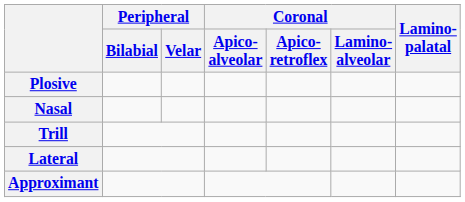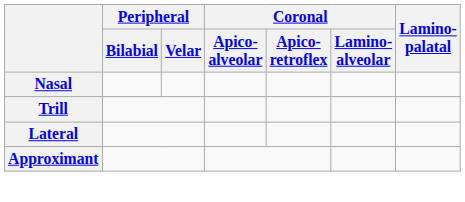- row: (53, 84)
